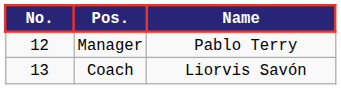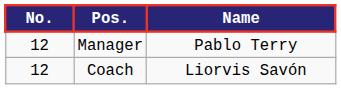(40, 71) 13 -> (40, 71) 12
